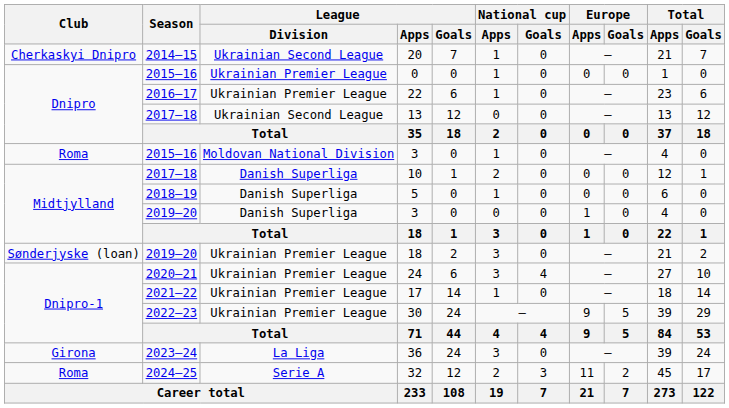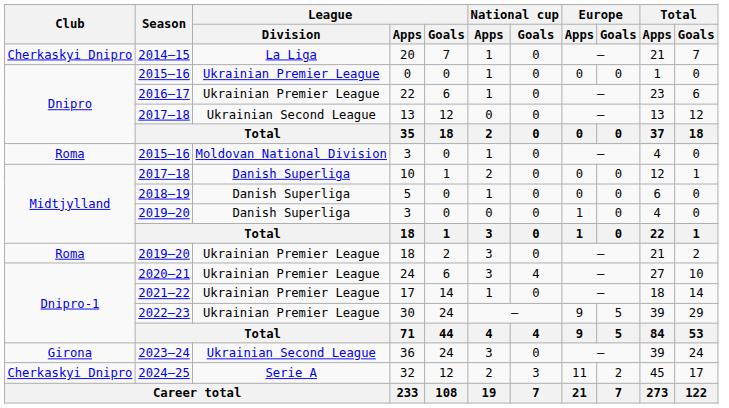(299, 54) Ukrainian Second League -> (291, 54) La Liga
(74, 253) Sønderjyske (loan) -> (70, 253) Roma
(299, 353) La Liga -> (291, 353) Ukrainian Second League
(74, 373) Roma -> (70, 373) Cherkaskyi Dnipro
